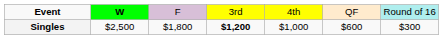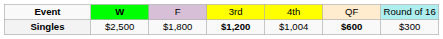(294, 27) $1,000 -> (294, 27) $1,004
(352, 27) normal -> (352, 27) bold
